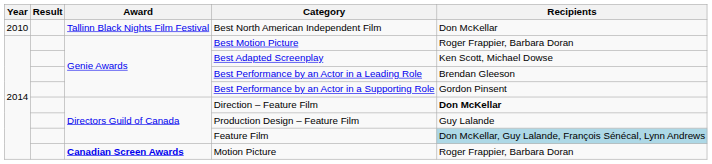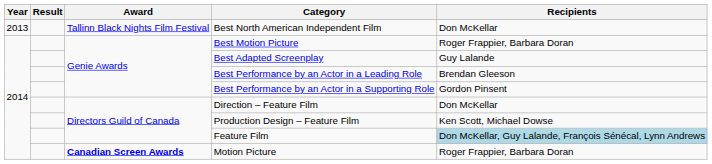(17, 27) 2010 -> (17, 27) 2013
(496, 58) Ken Scott, Michael Dowse -> (467, 58) Guy Lalande
(470, 105) bold -> (468, 105) normal
(467, 120) Guy Lalande -> (496, 120) Ken Scott, Michael Dowse
